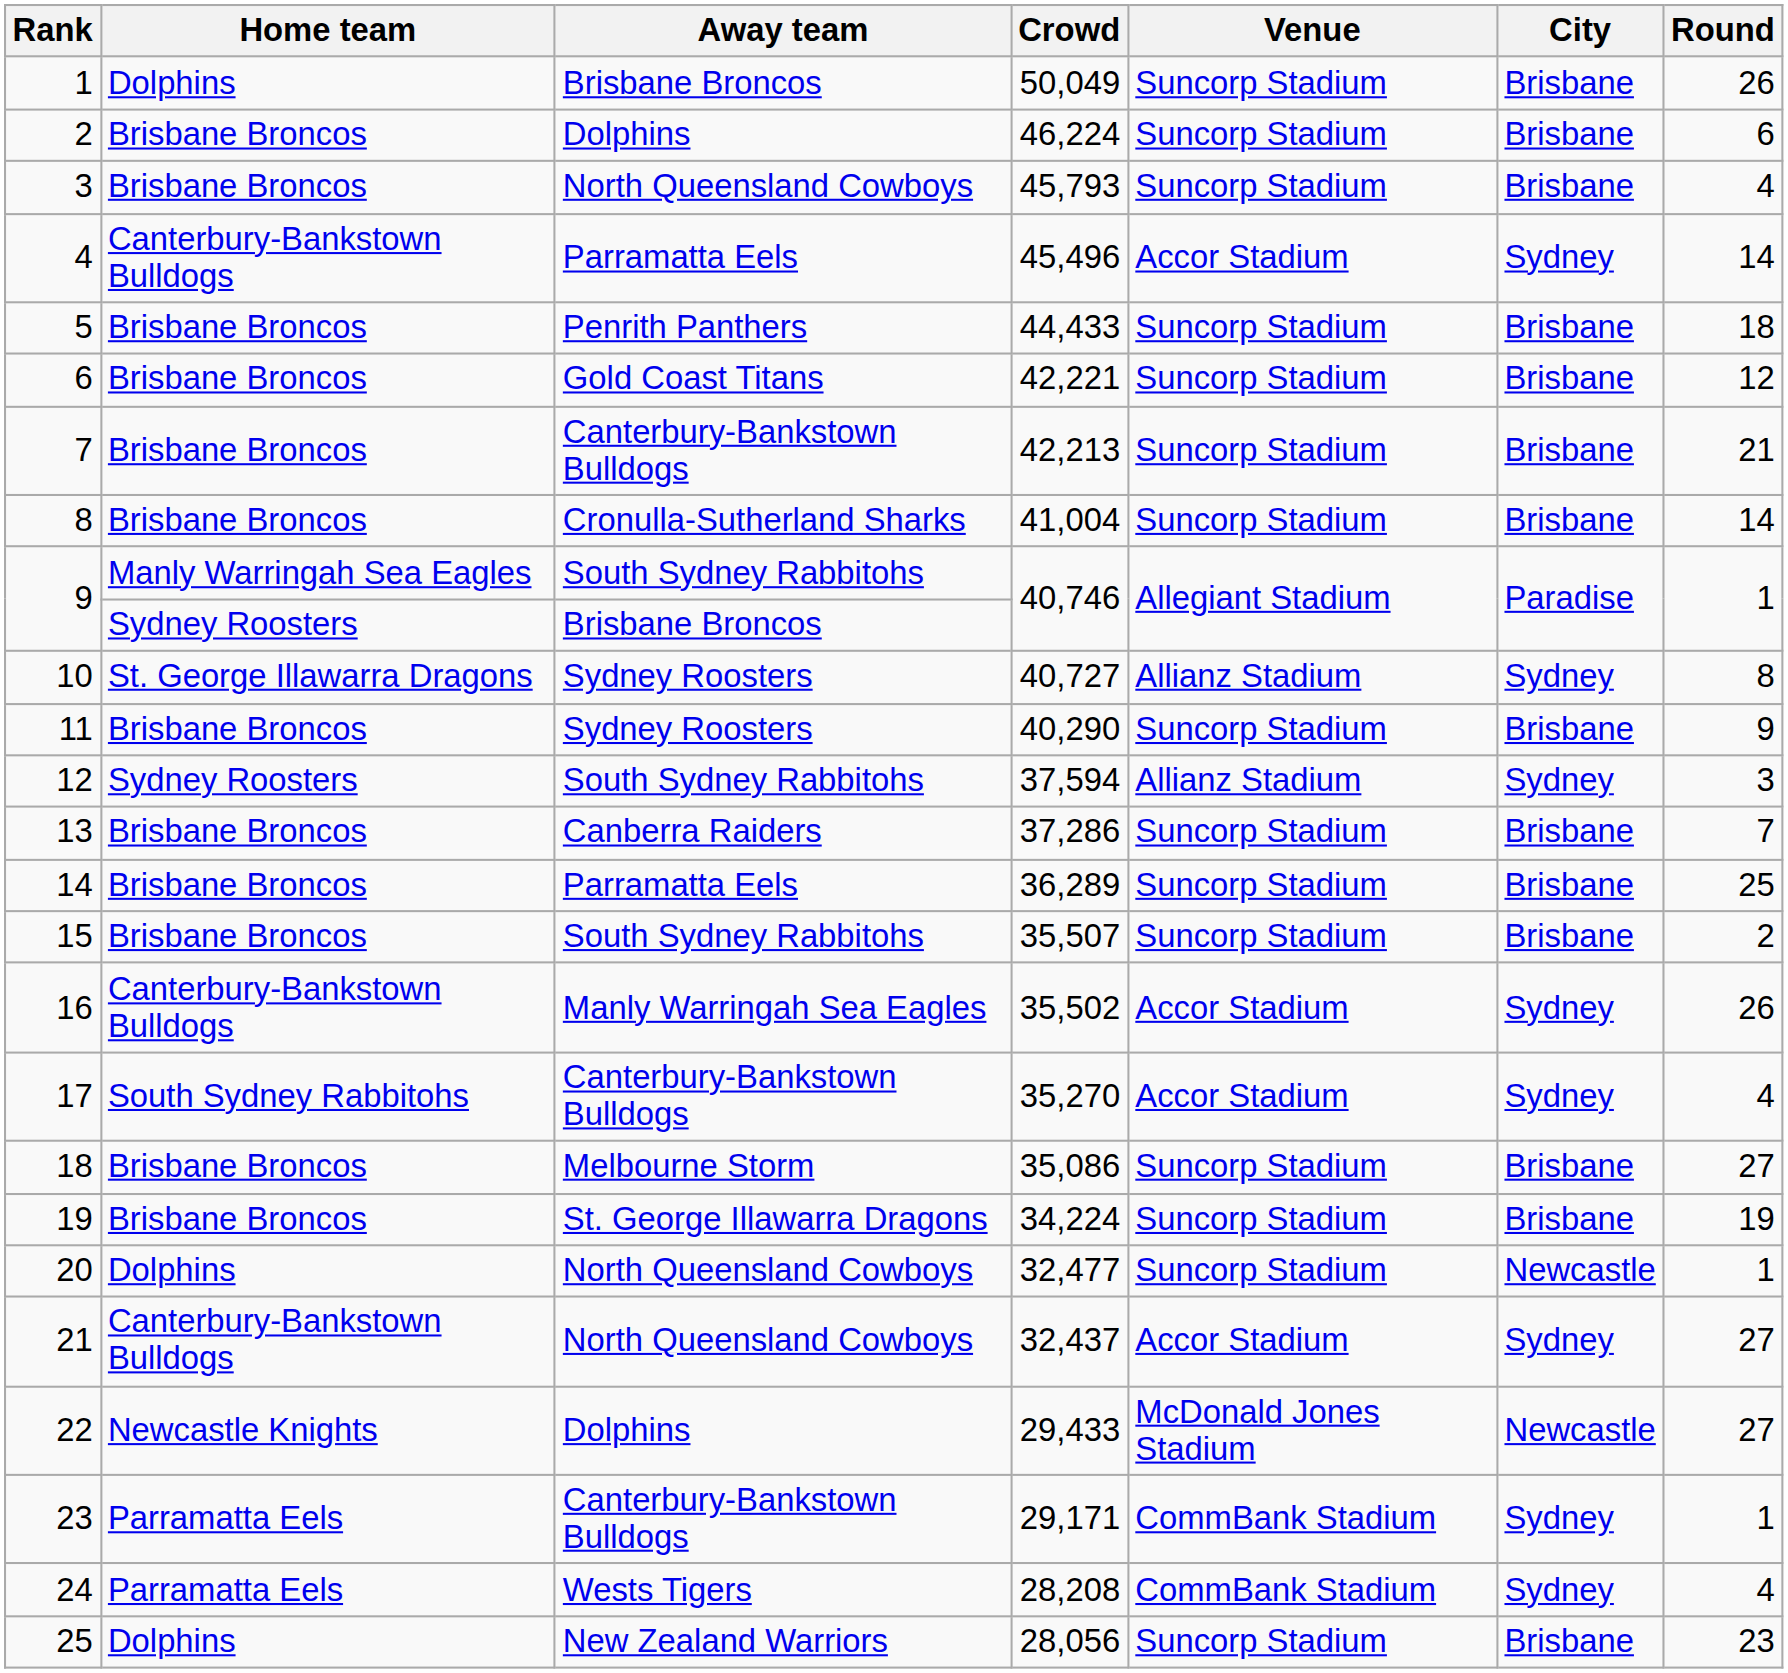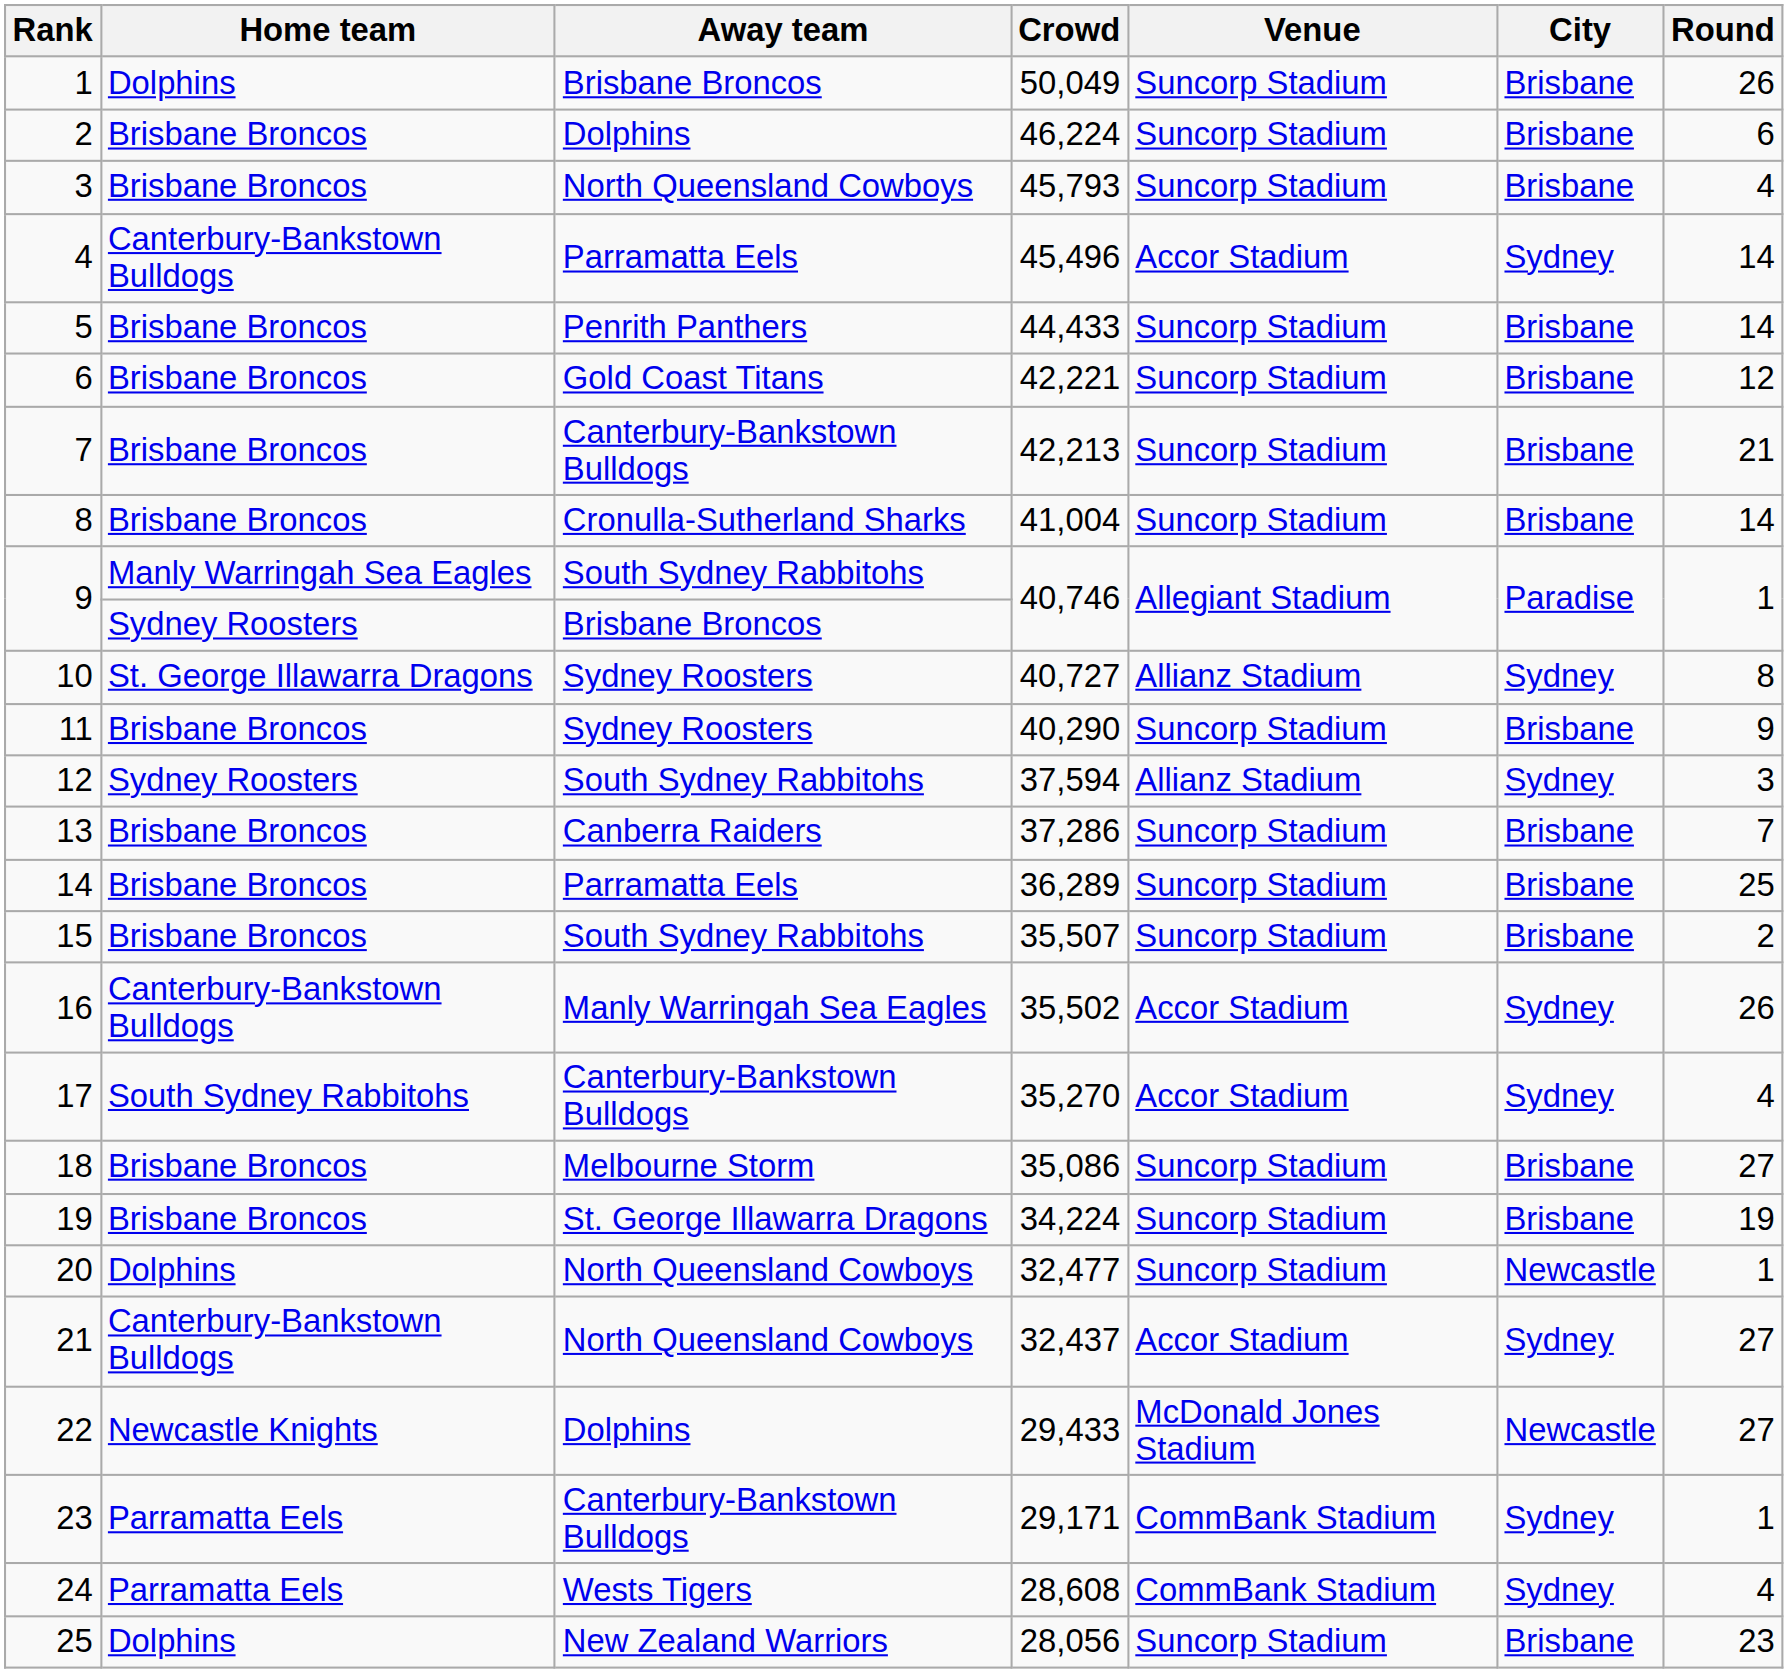(1757, 327) 18 -> (1757, 327) 14
(1070, 1589) 28,208 -> (1070, 1589) 28,608
